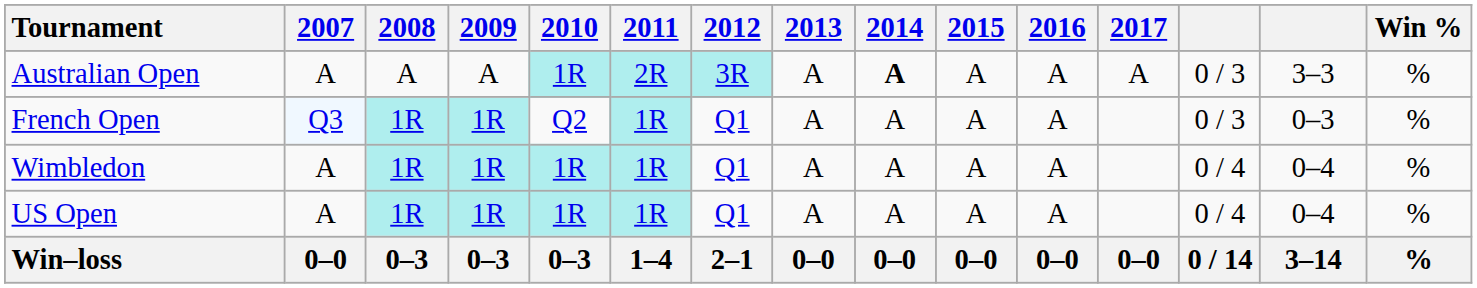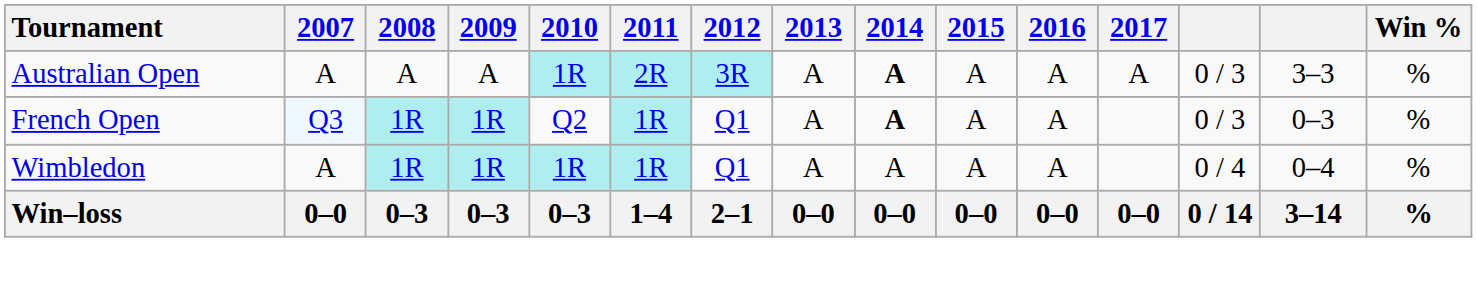(895, 119) normal -> (895, 119) bold
- row: (64, 212)
